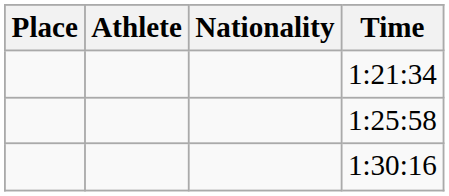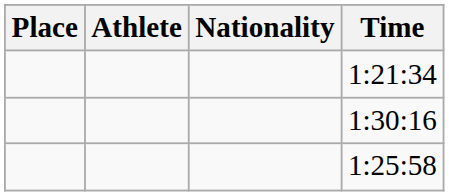rows swapped: (392, 119) <-> (392, 166)
